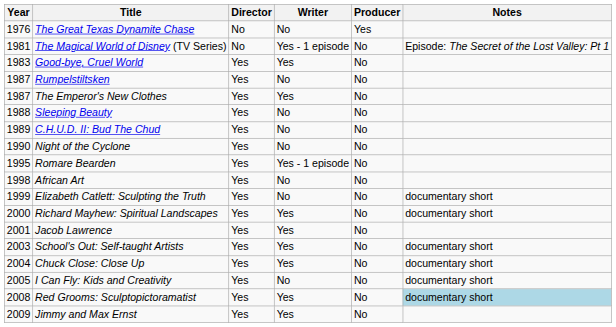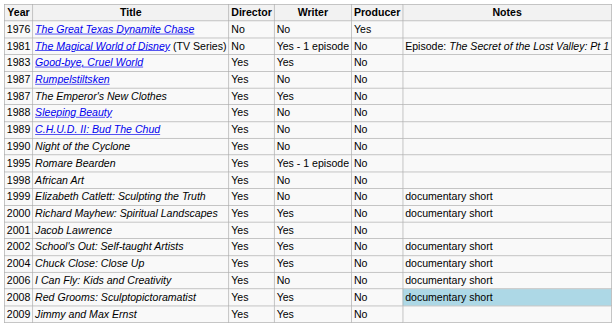(19, 247) 2003 -> (19, 247) 2002
(19, 280) 2005 -> (19, 280) 2006
